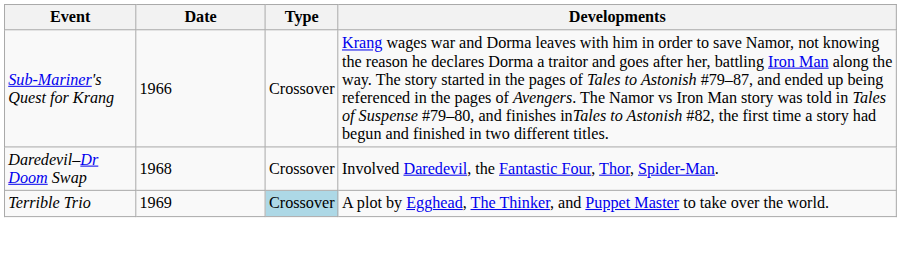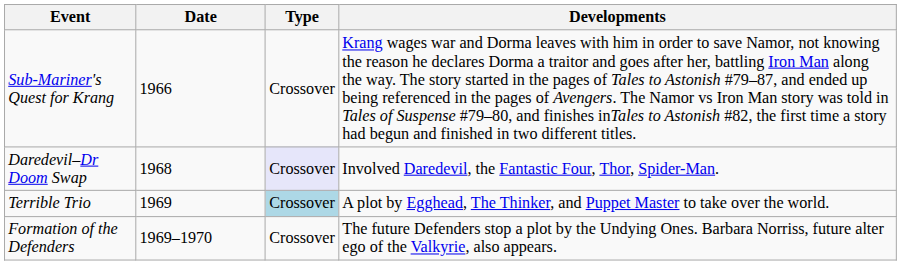(302, 168) no background -> (302, 168) lavender background
+ row: (63, 237)
